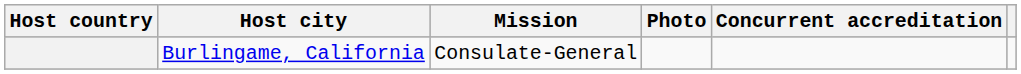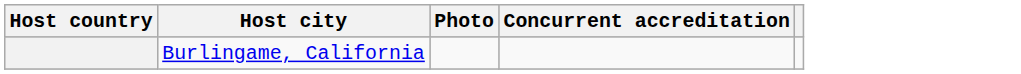- column: (536, 21)
